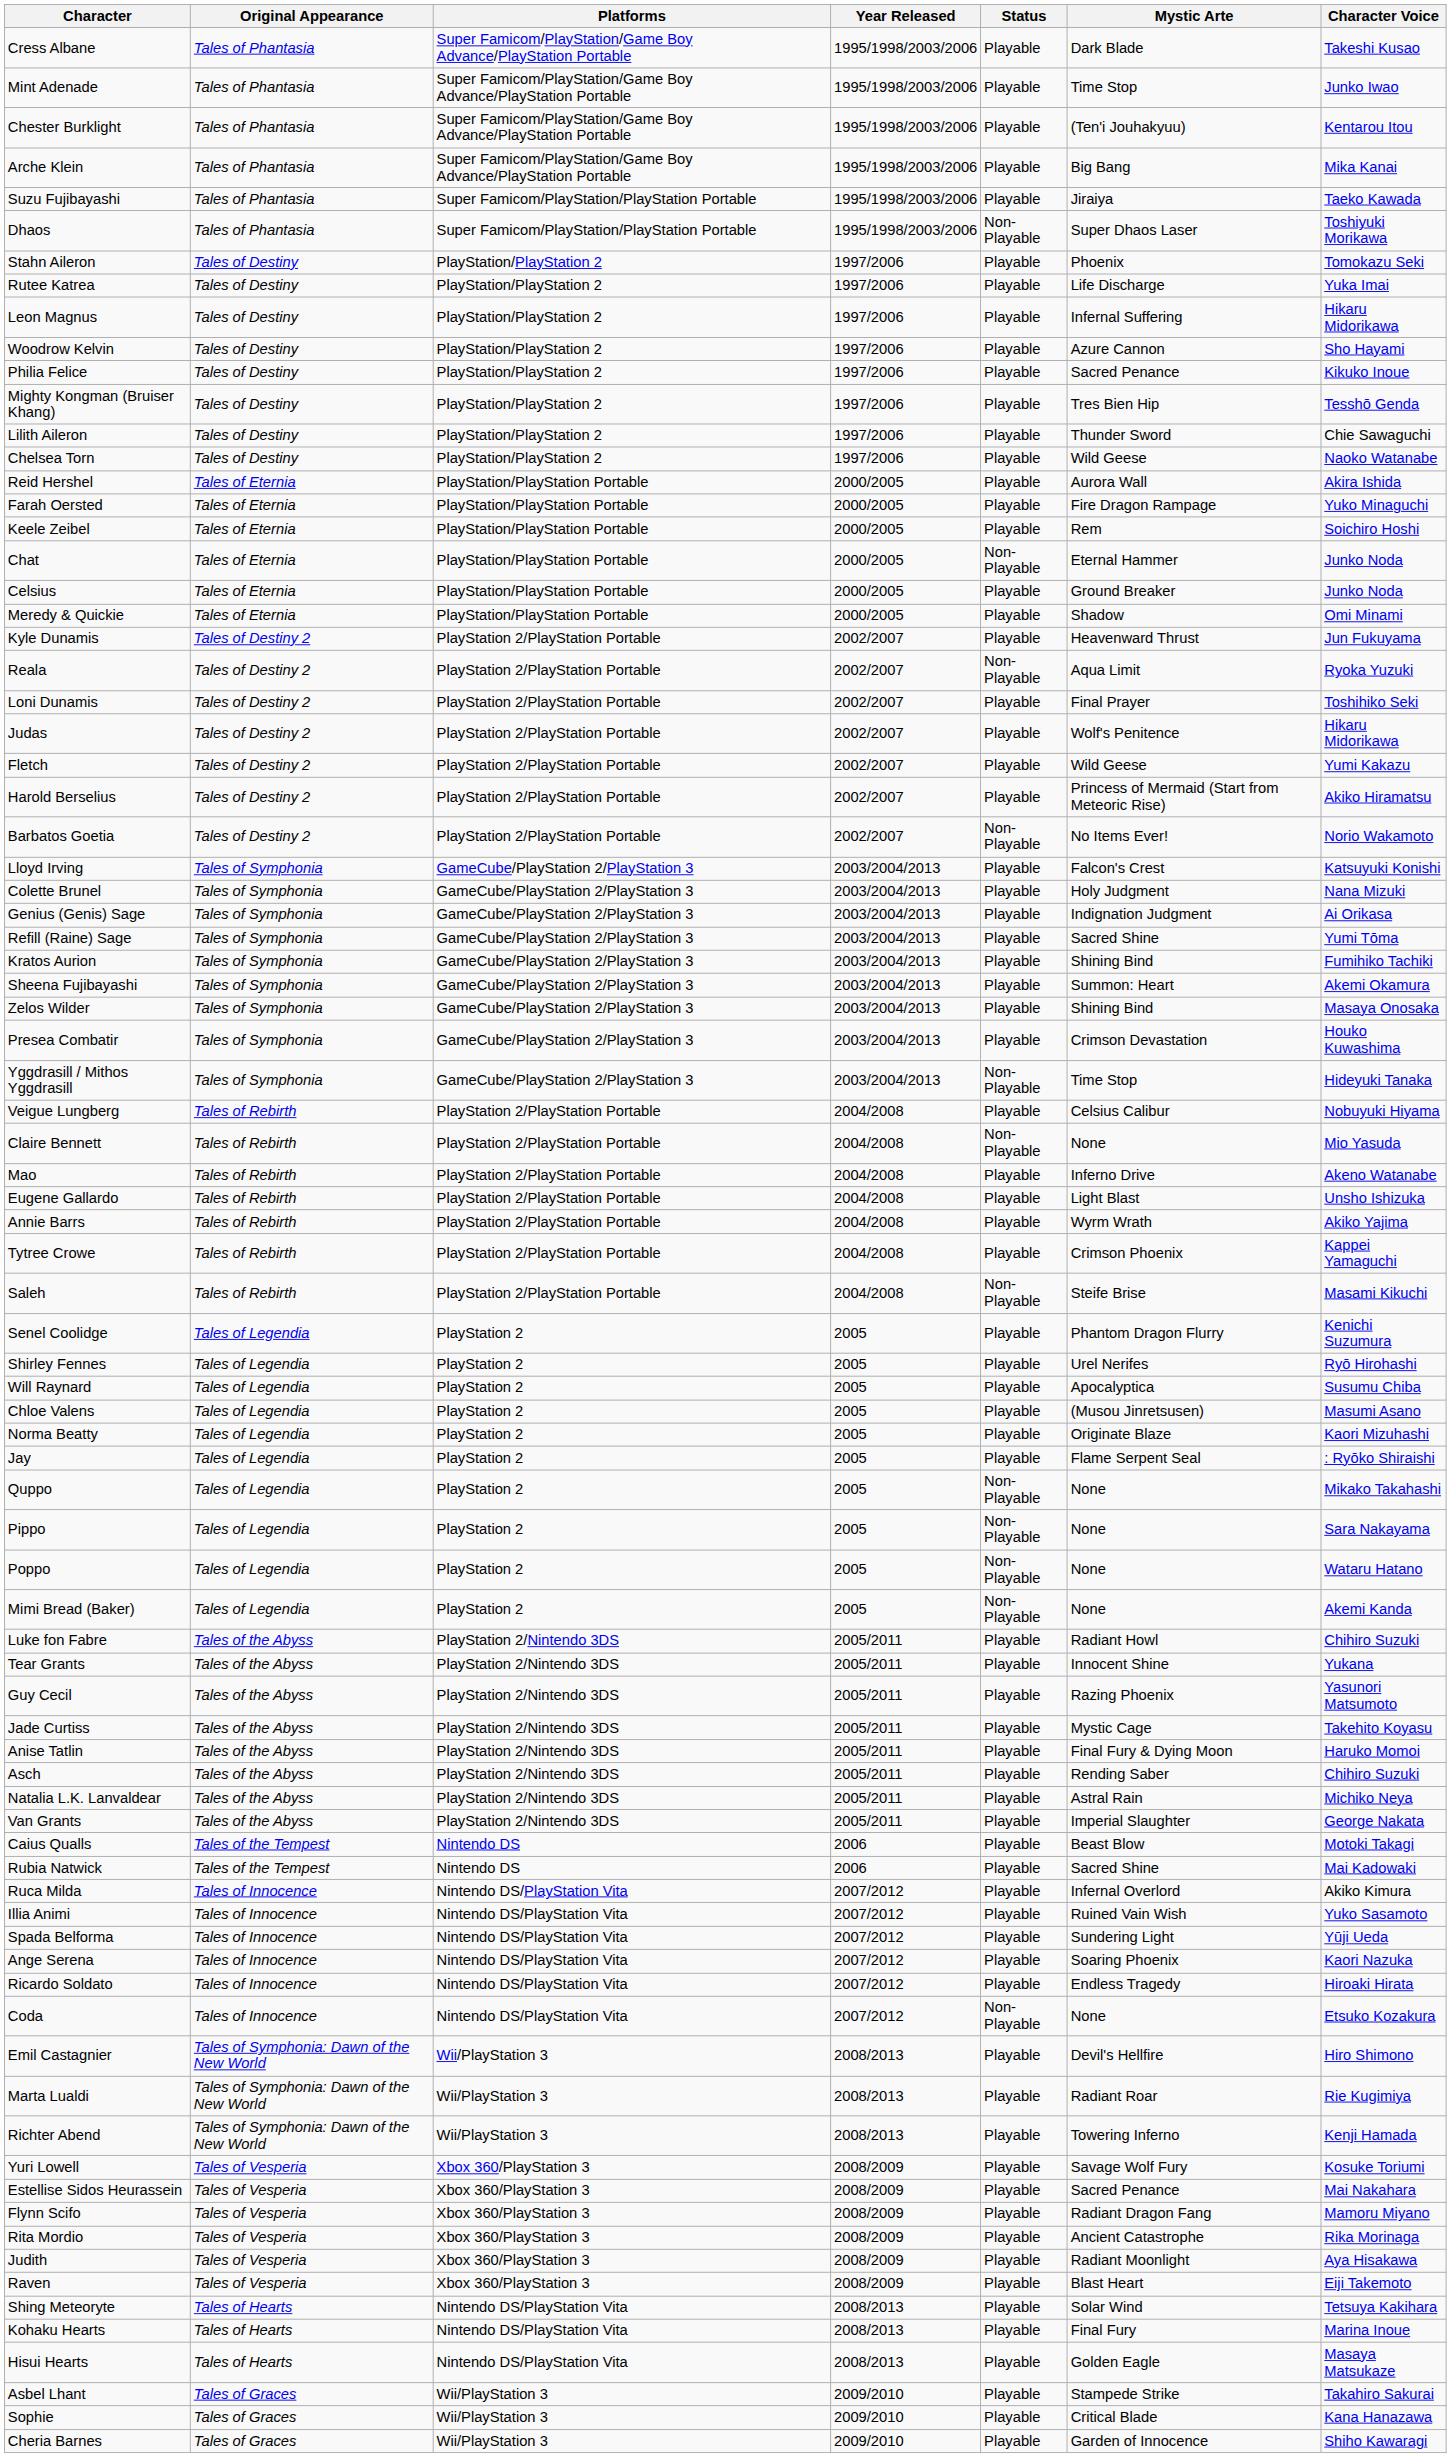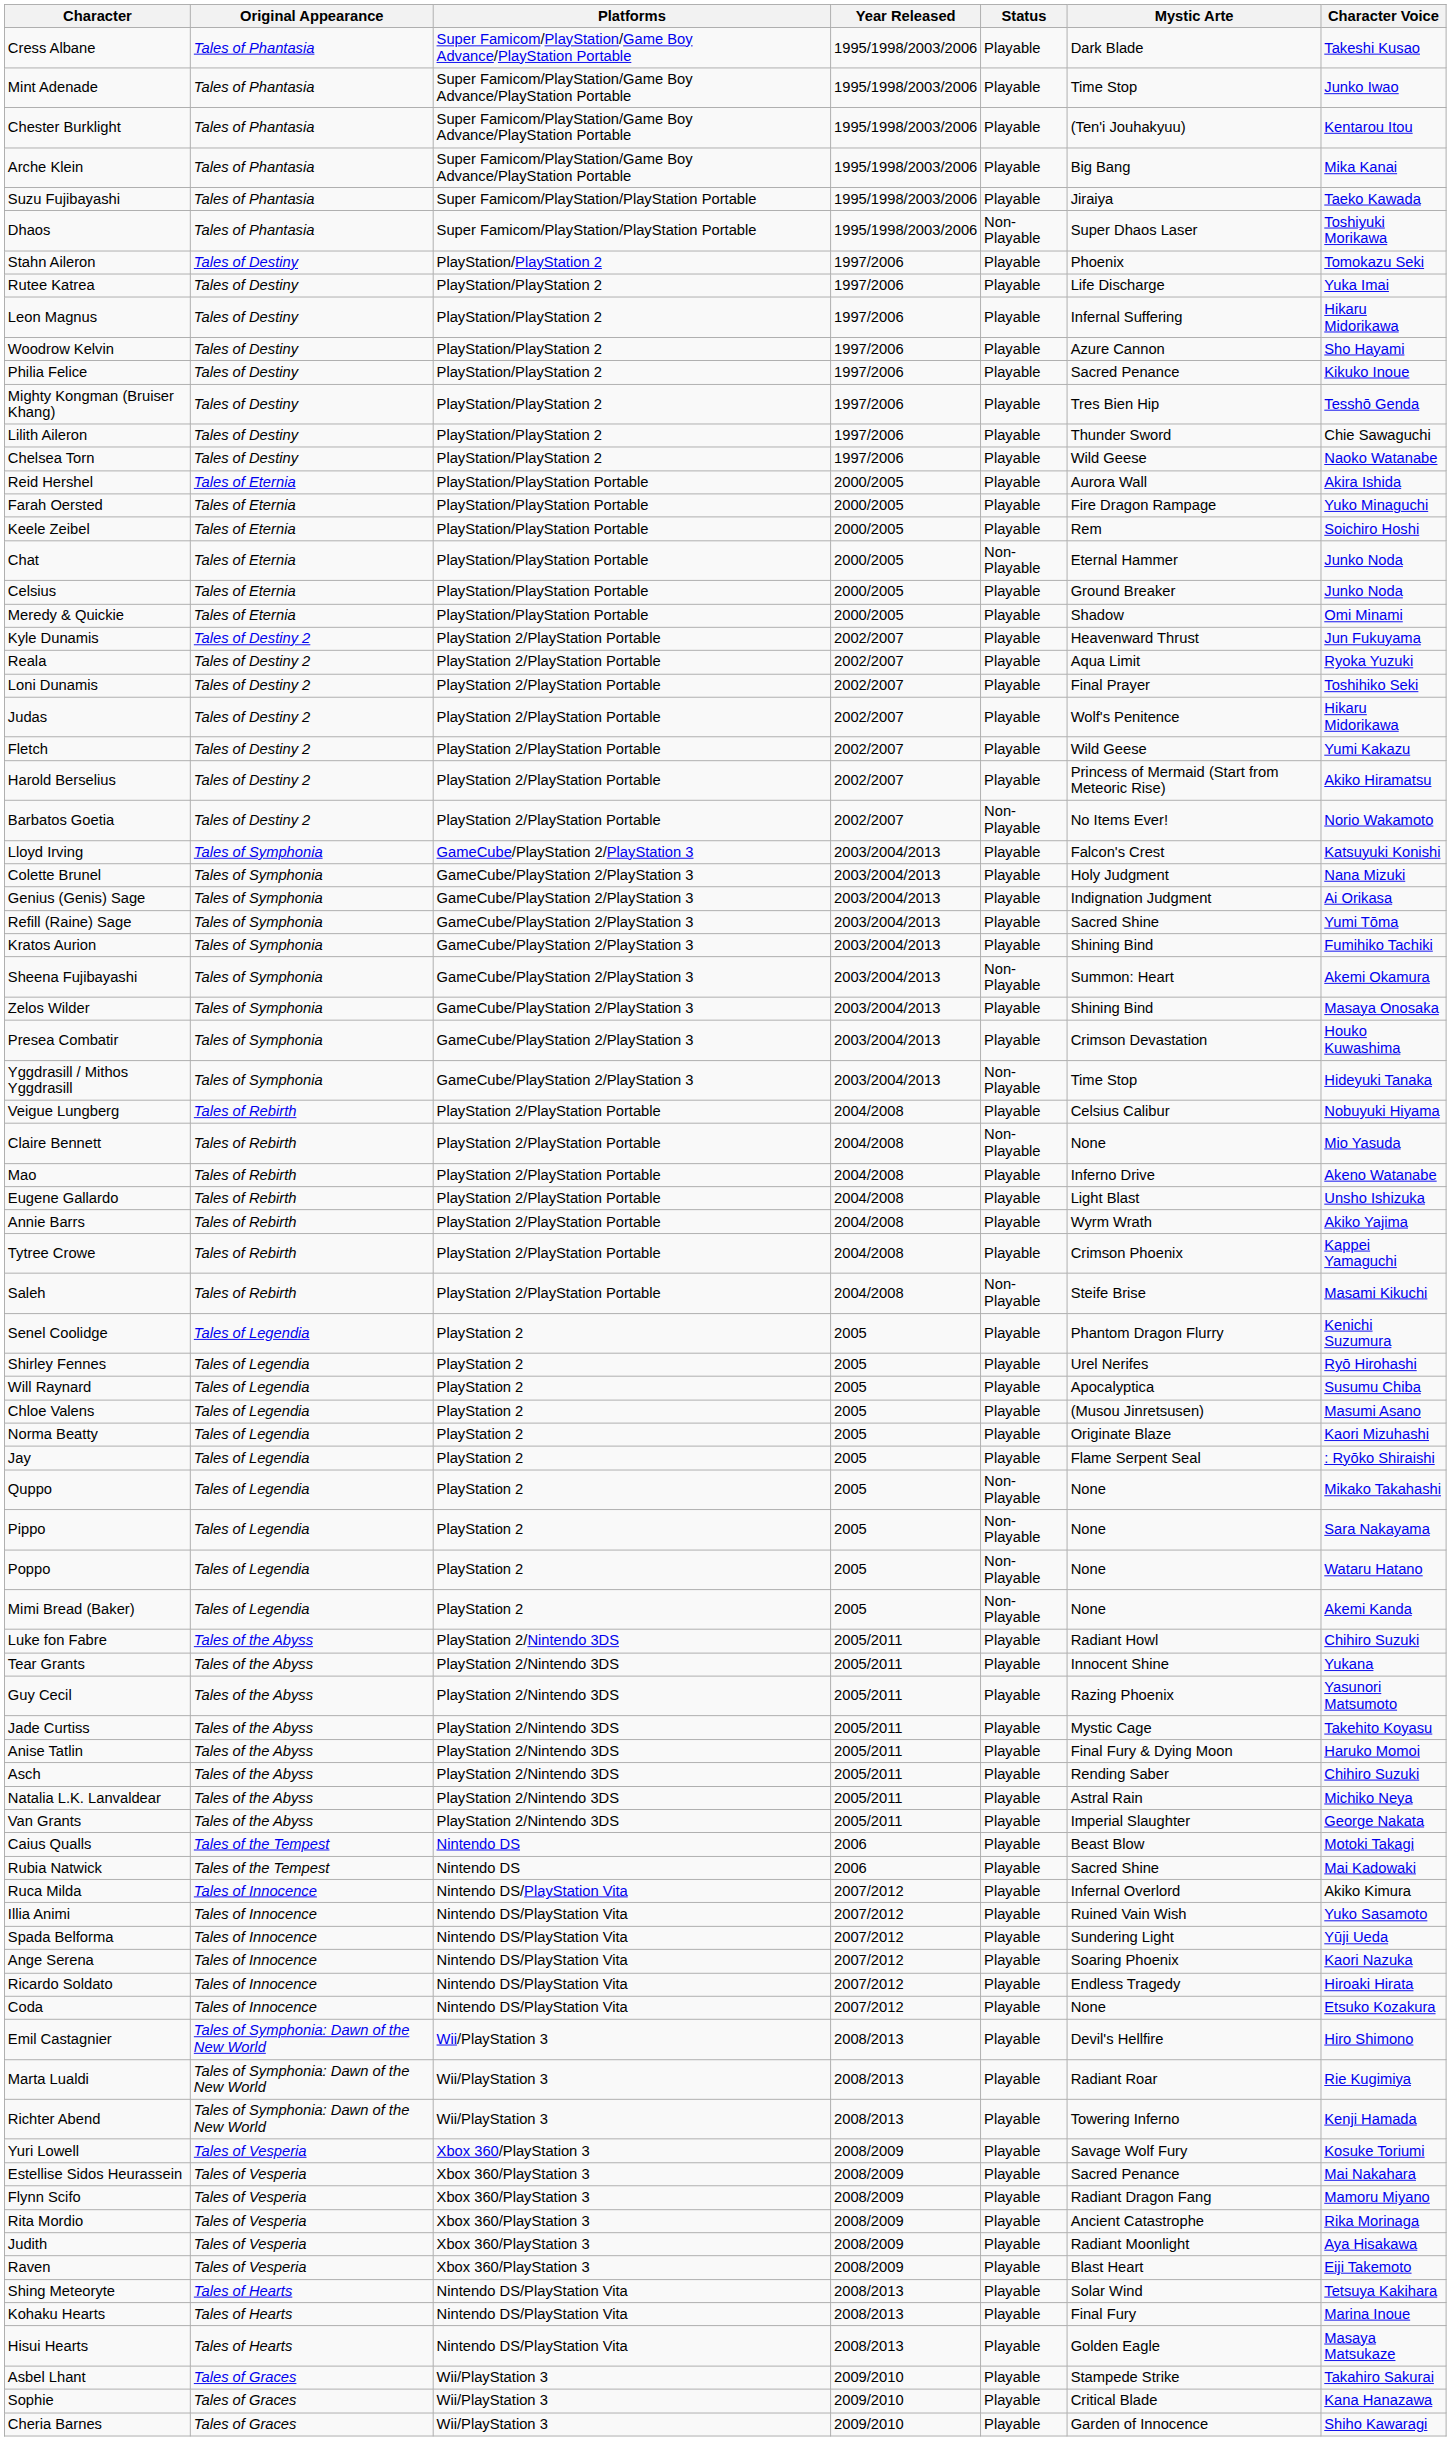(1012, 670) Non-Playable -> (1012, 662) Playable
(1012, 985) Playable -> (1012, 976) Non-Playable
(1012, 2016) Non-Playable -> (1012, 2007) Playable
